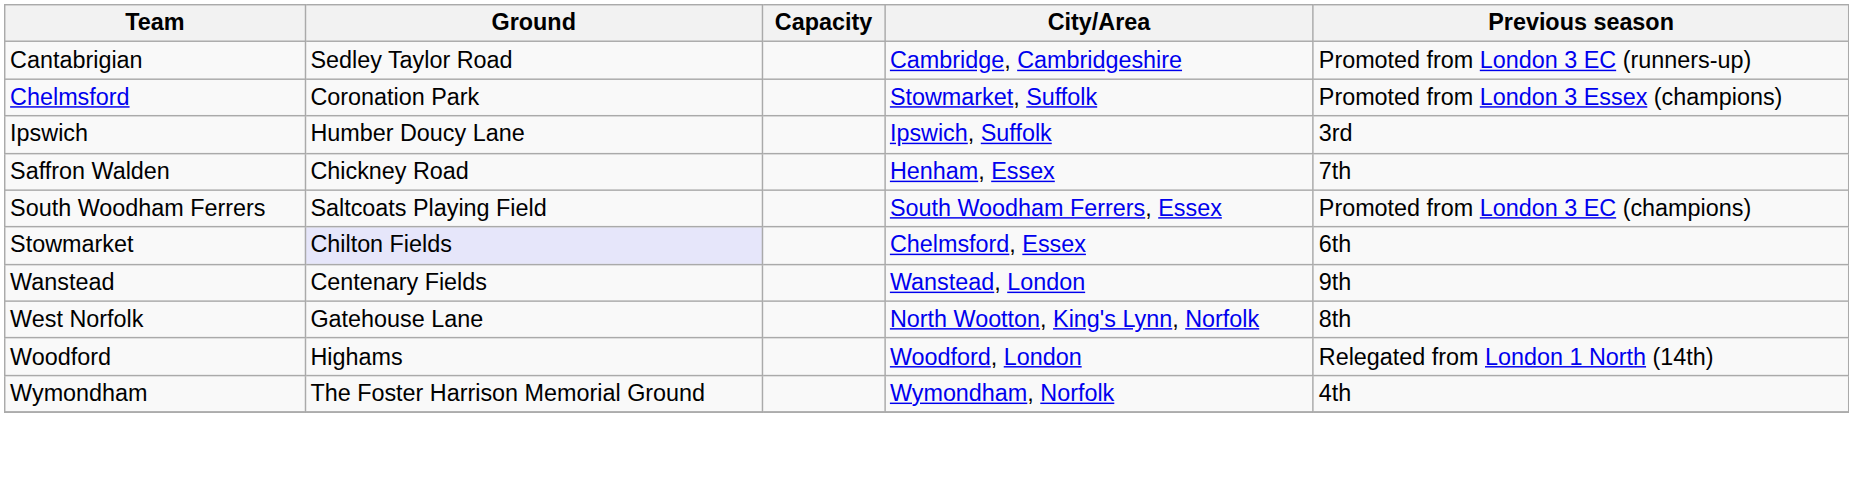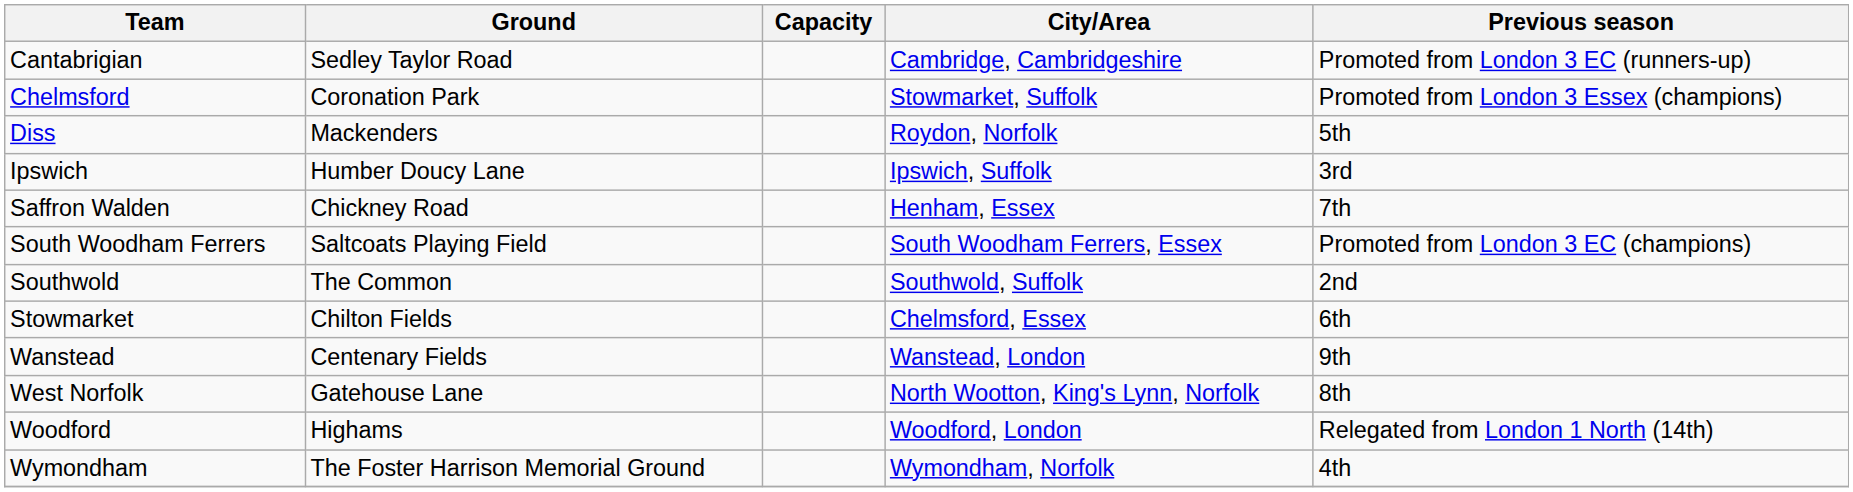+ row: (33, 134)
+ row: (65, 282)
(381, 245) lavender background -> (381, 319) no background
